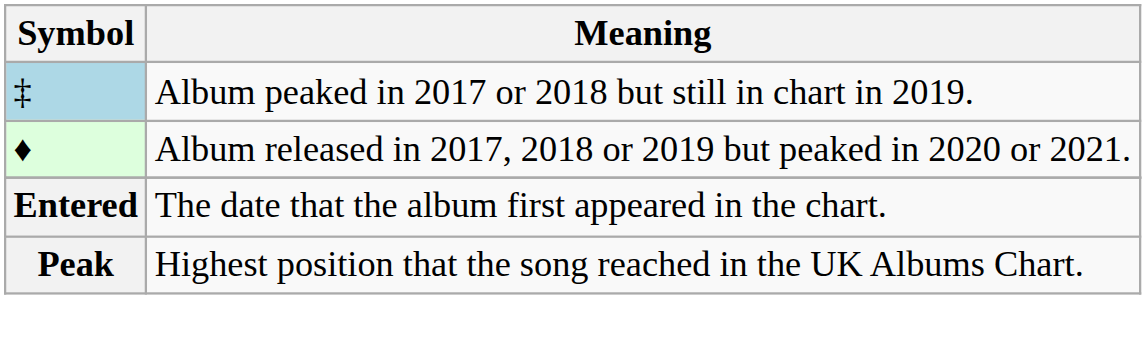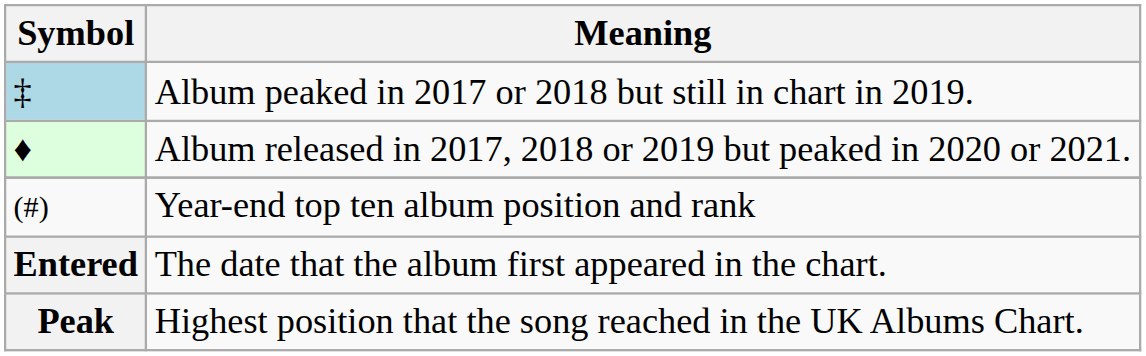+ row: (455, 206)
